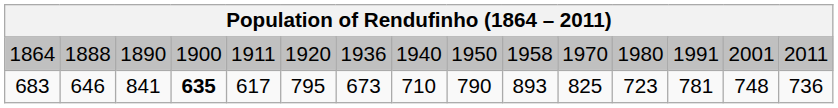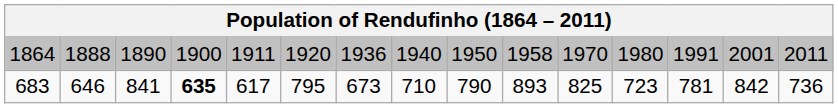(751, 86) 748 -> (751, 86) 842
